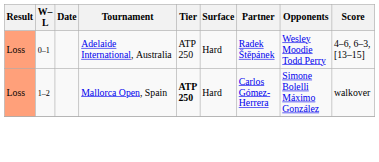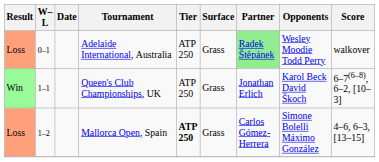(212, 49) Hard -> (213, 49) Grass
(257, 49) no background -> (257, 49) lightgreen background
(352, 49) 4–6, 6–3, [13–15] -> (352, 49) walkover
+ row: (121, 88)
(212, 92) Hard -> (213, 132) Grass
(352, 92) walkover -> (352, 132) 4–6, 6–3, [13–15]
